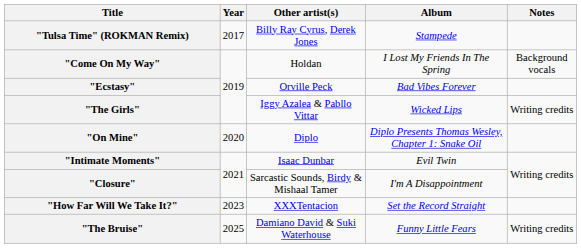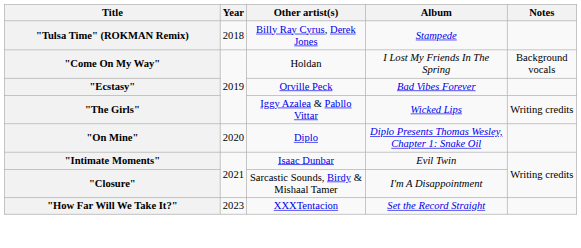(233, 35) 2017 -> (233, 35) 2018
- row: (112, 228)
